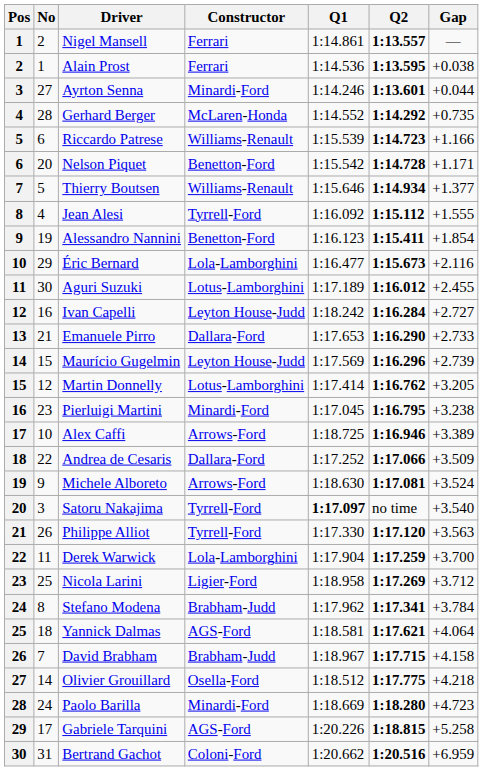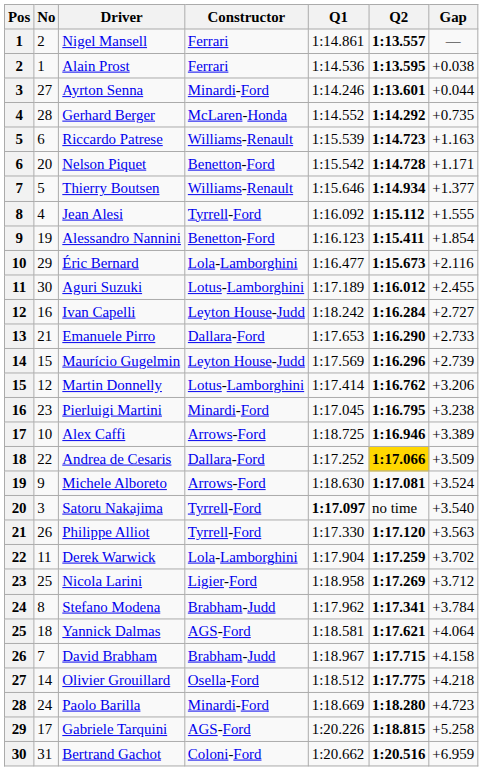(453, 139) +1.166 -> (453, 139) +1.163
(453, 385) +3.205 -> (453, 385) +3.206
(399, 459) no background -> (399, 459) gold background
(453, 557) +3.700 -> (453, 557) +3.702
